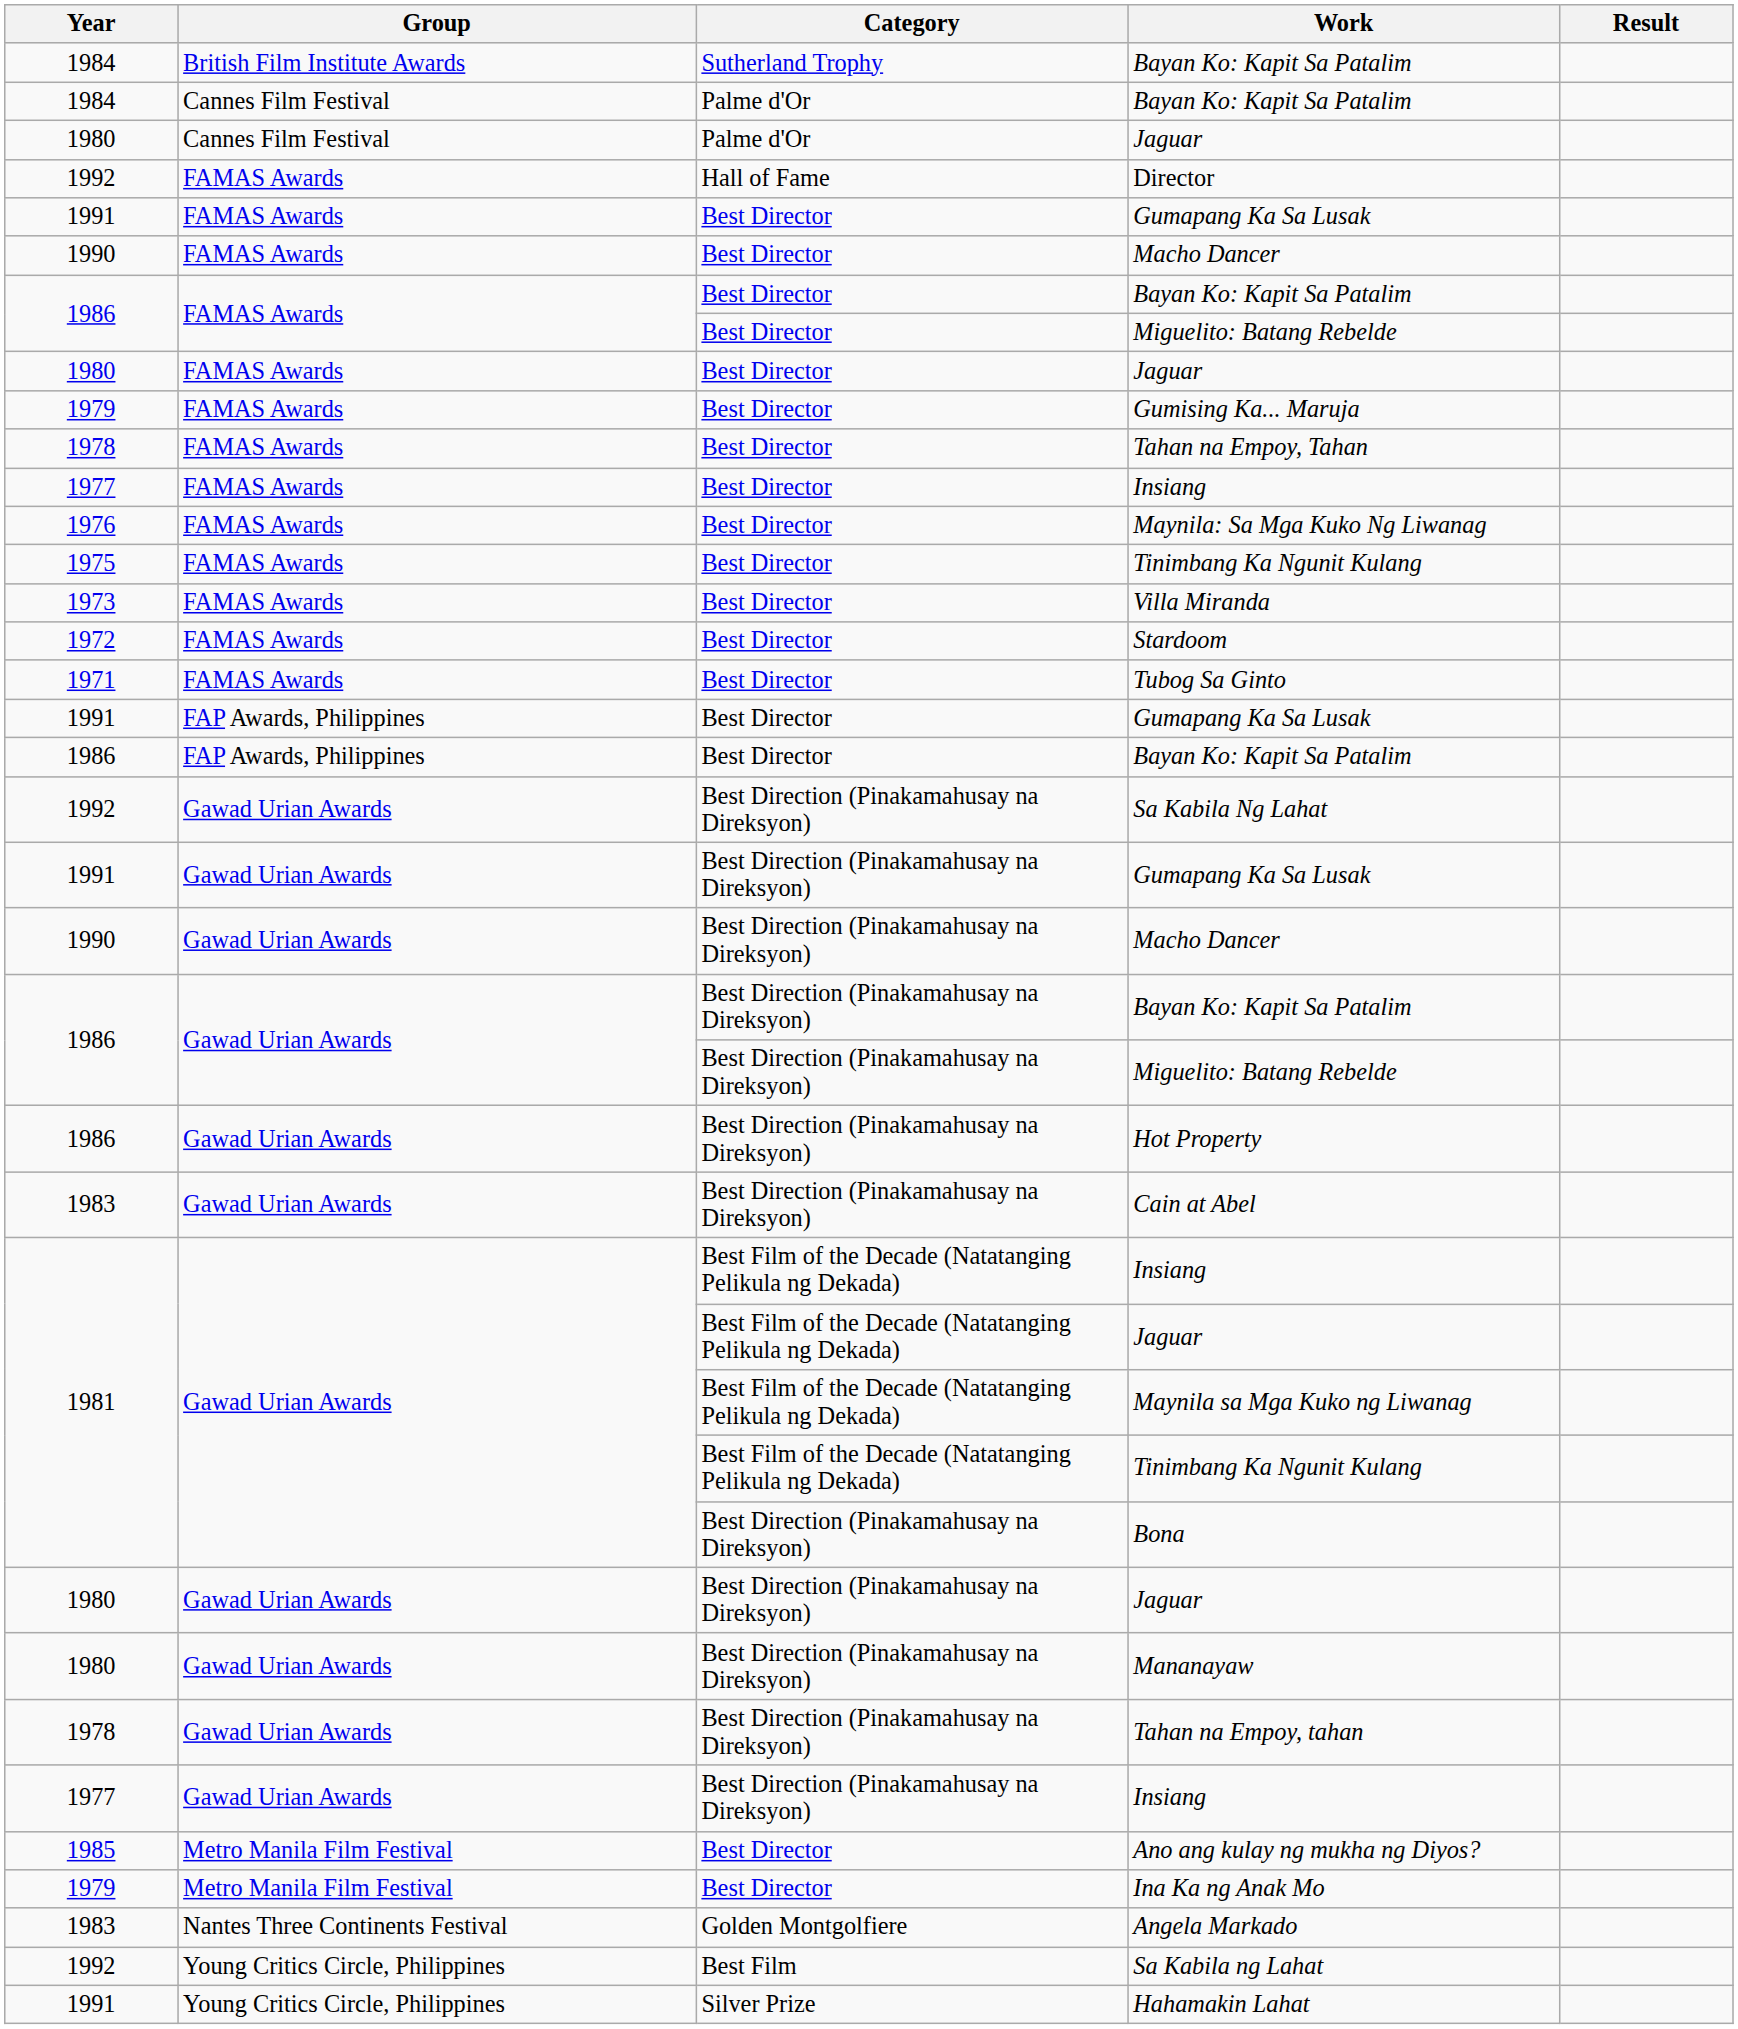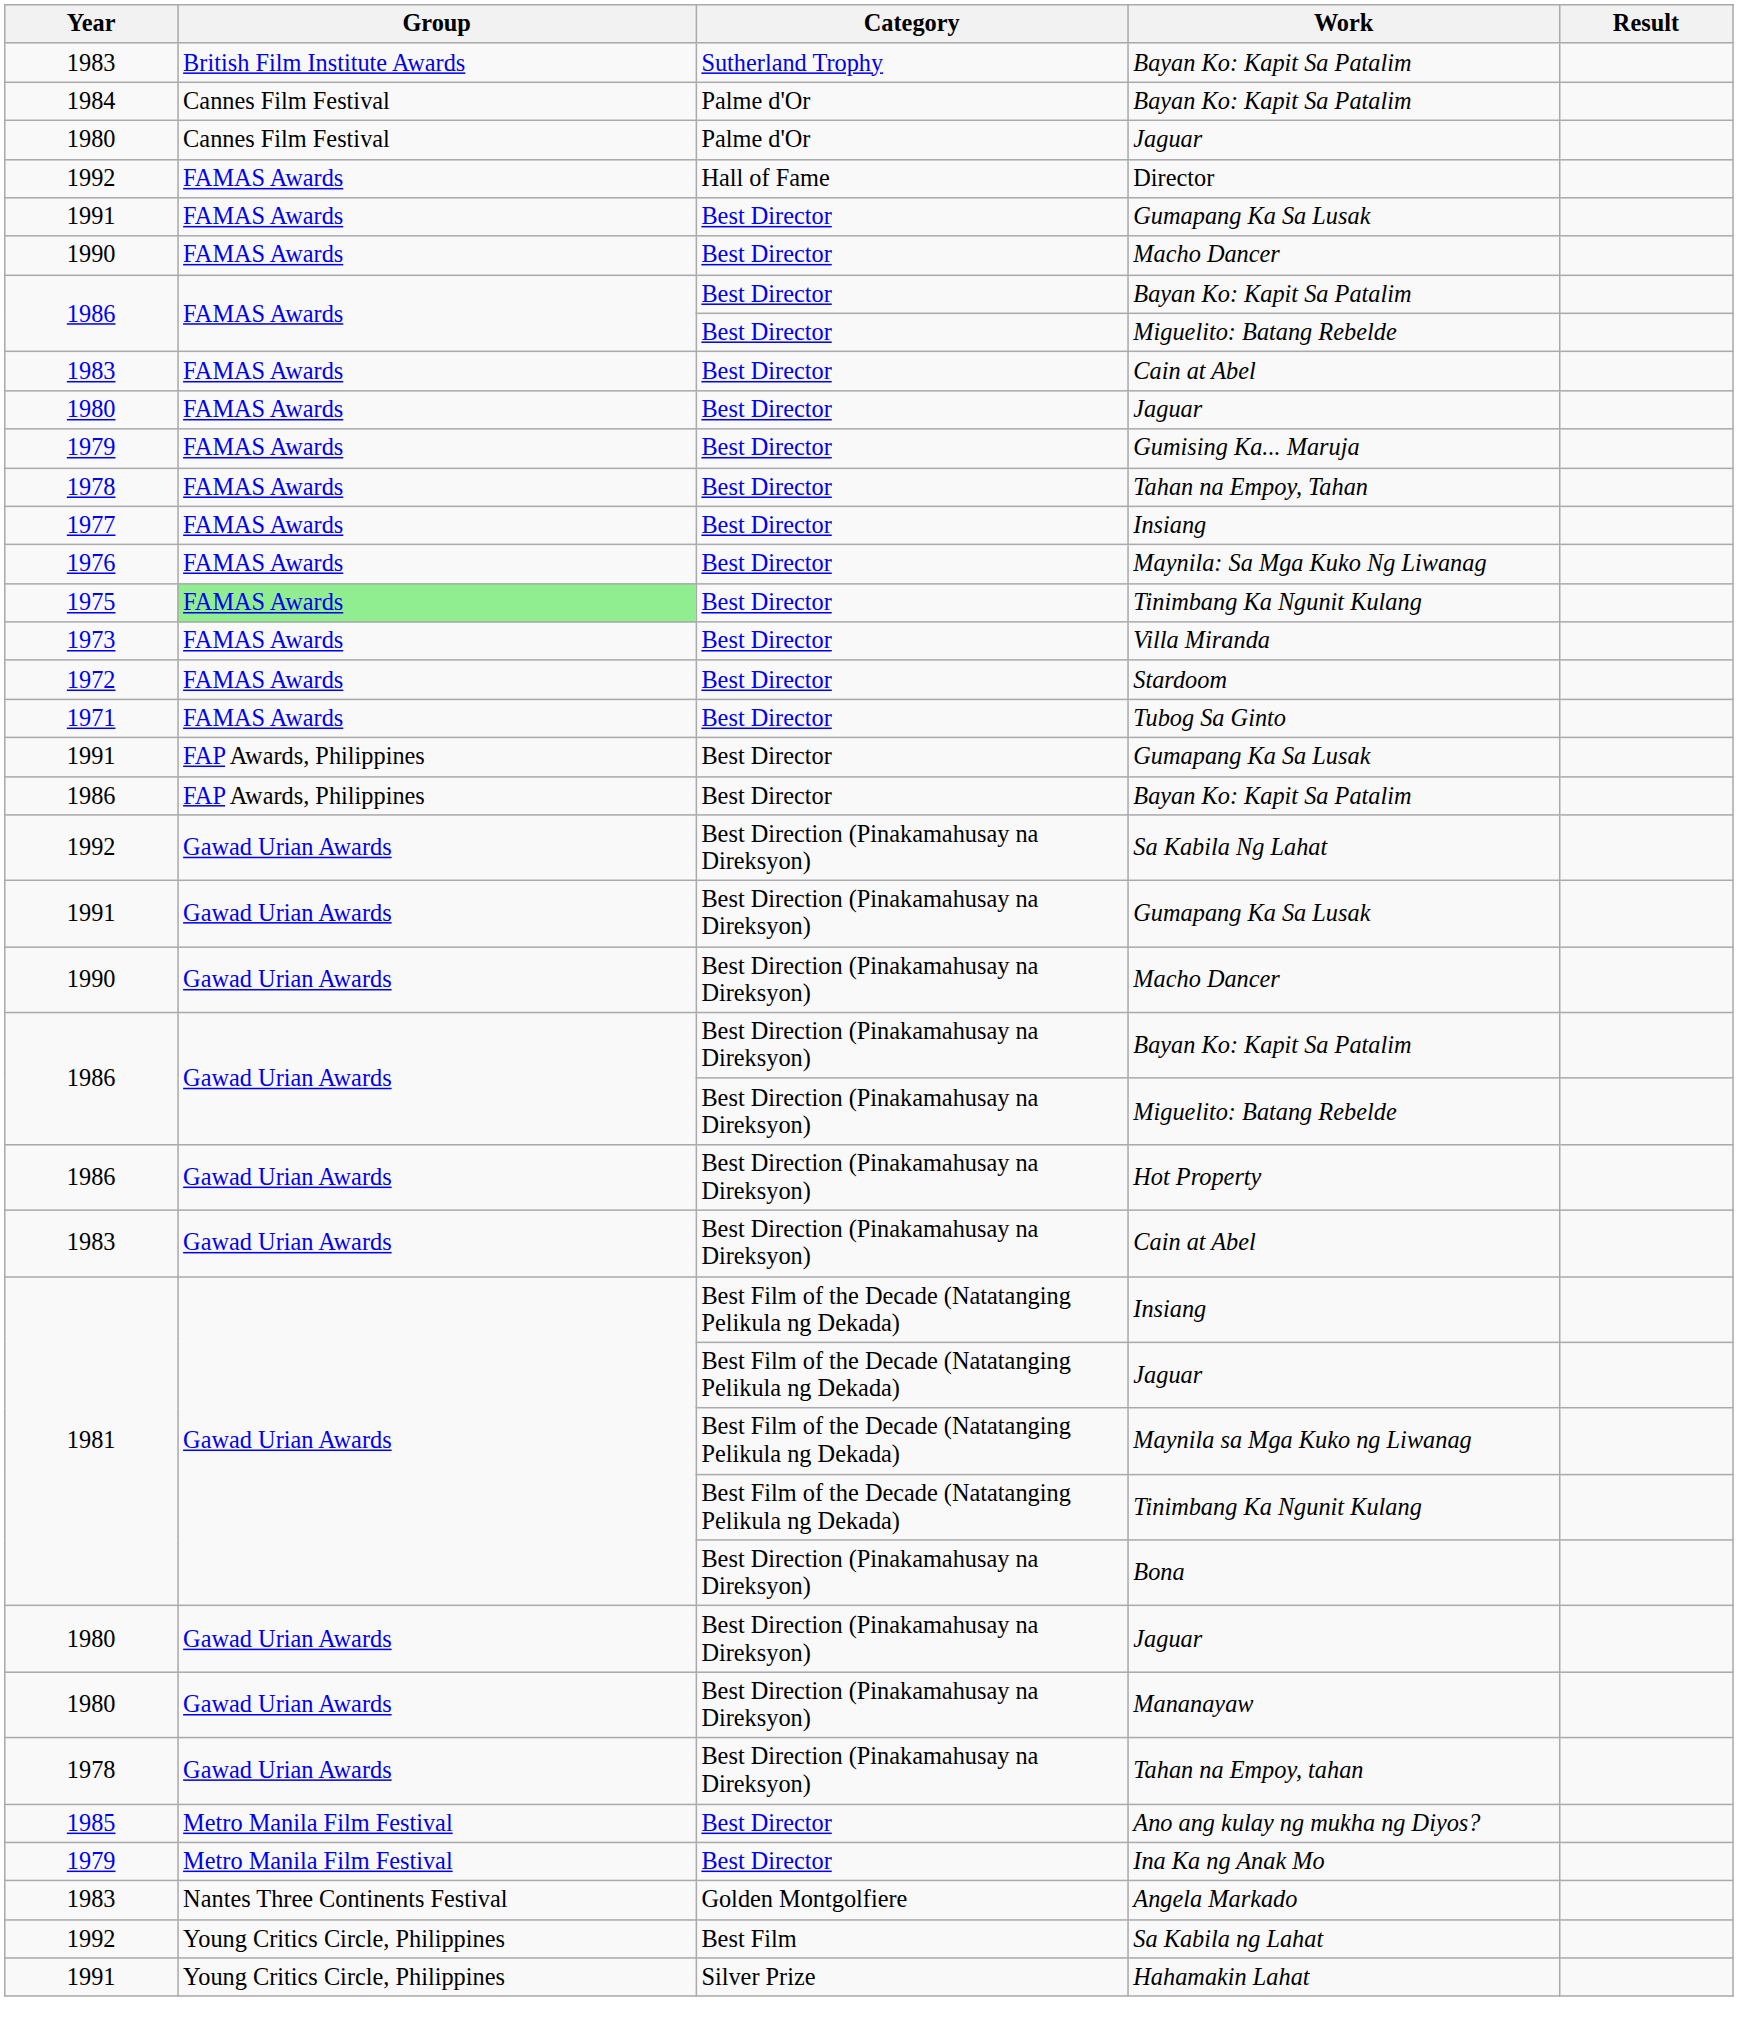(91, 62) 1984 -> (91, 62) 1983
+ row: (767, 370)
(263, 563) no background -> (263, 602) lightgreen background
- row: (870, 1797)
